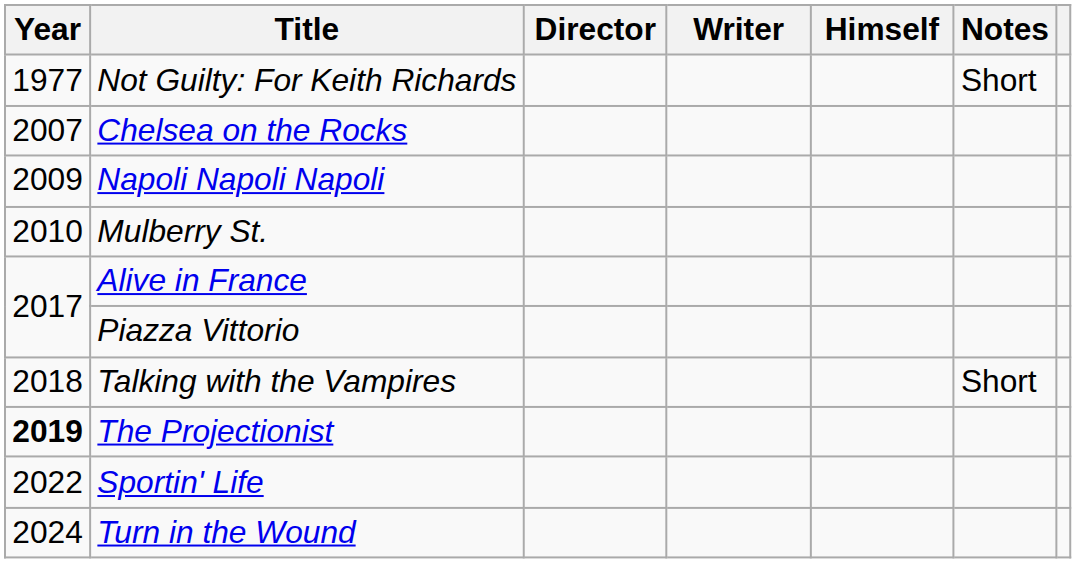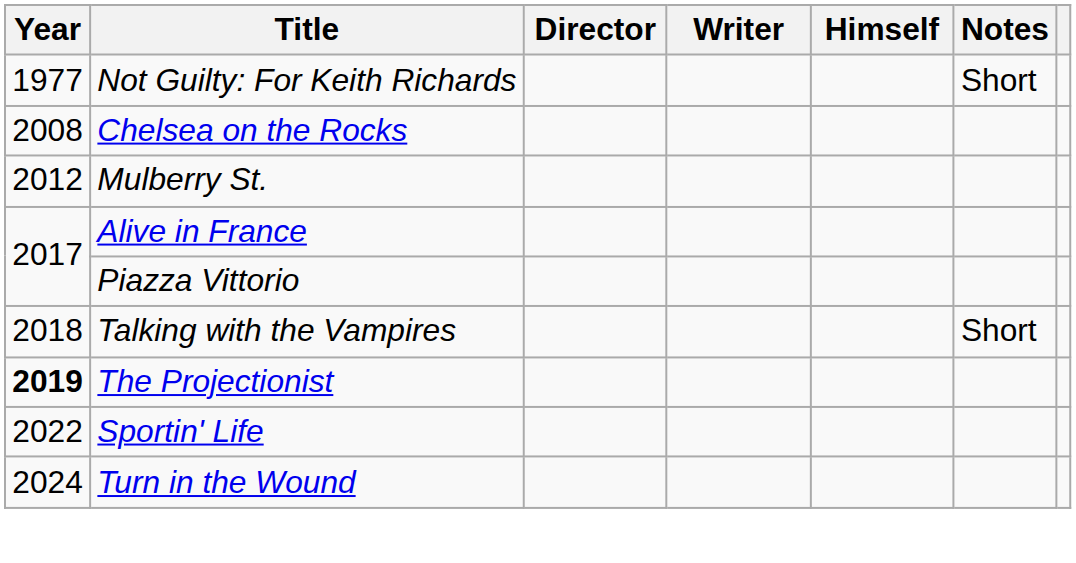(48, 130) 2007 -> (48, 130) 2008
- row: (241, 180)
(48, 230) 2010 -> (48, 180) 2012
